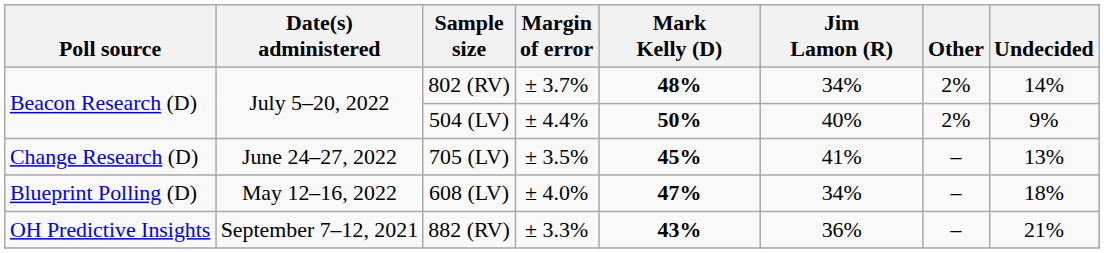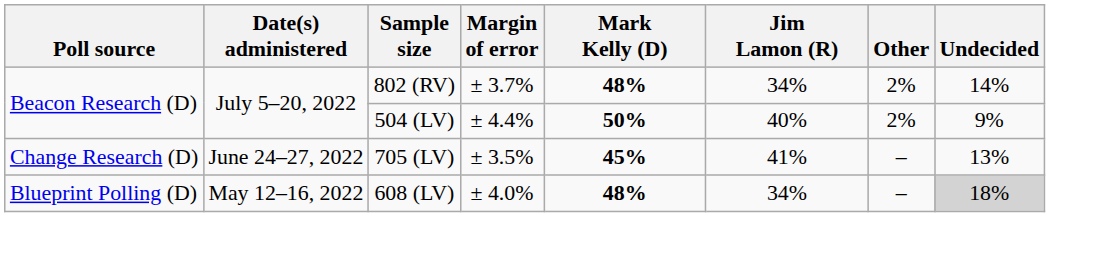(679, 193) 47% -> (625, 193) 48%
(1044, 193) no background -> (989, 193) lightgrey background
- row: (469, 229)
